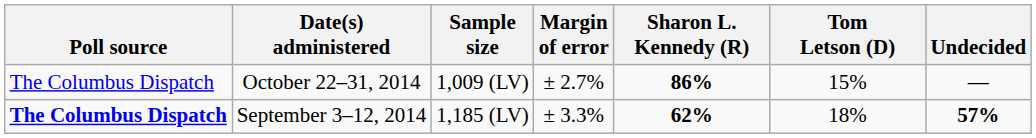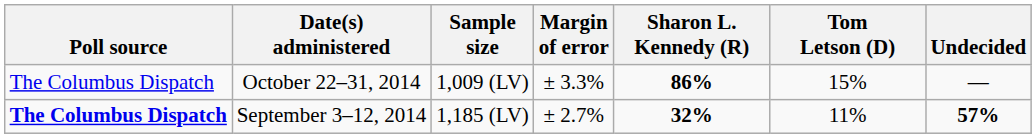(574, 81) ± 2.7% -> (574, 81) ± 3.3%
(574, 116) ± 3.3% -> (574, 116) ± 2.7%
(692, 116) 62% -> (692, 116) 32%
(848, 116) 18% -> (848, 116) 11%
